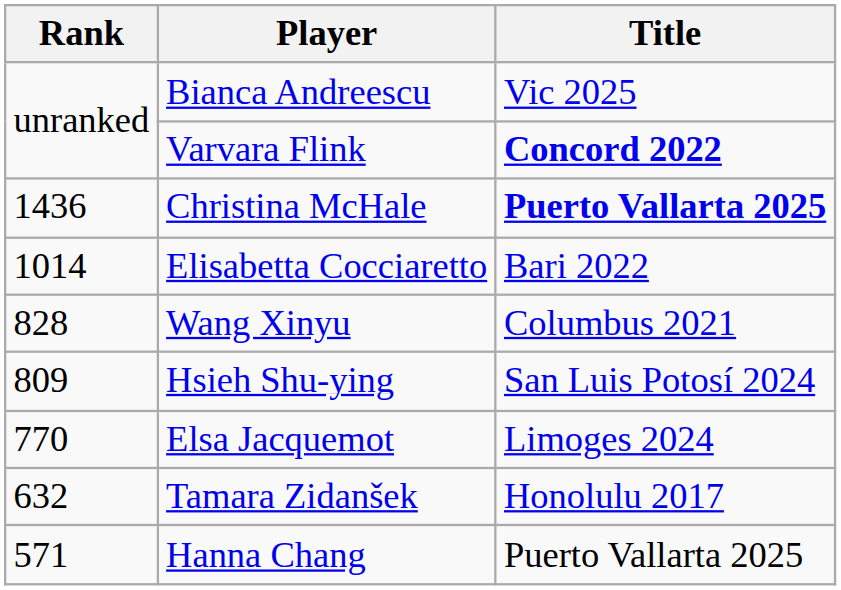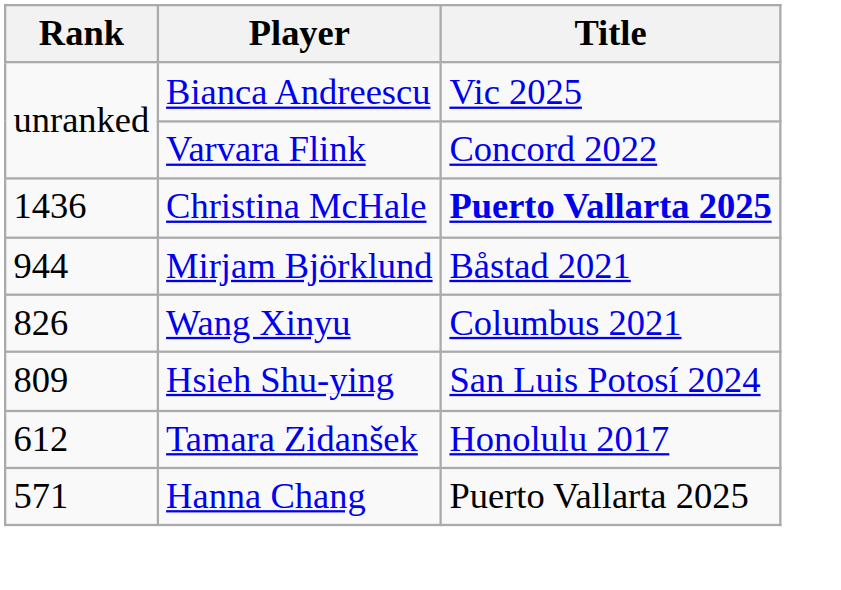(613, 149) bold -> (553, 149) normal
- row: (327, 264)
+ row: (299, 264)
(41, 322) 828 -> (41, 322) 826
- row: (280, 438)
(41, 496) 632 -> (41, 438) 612
